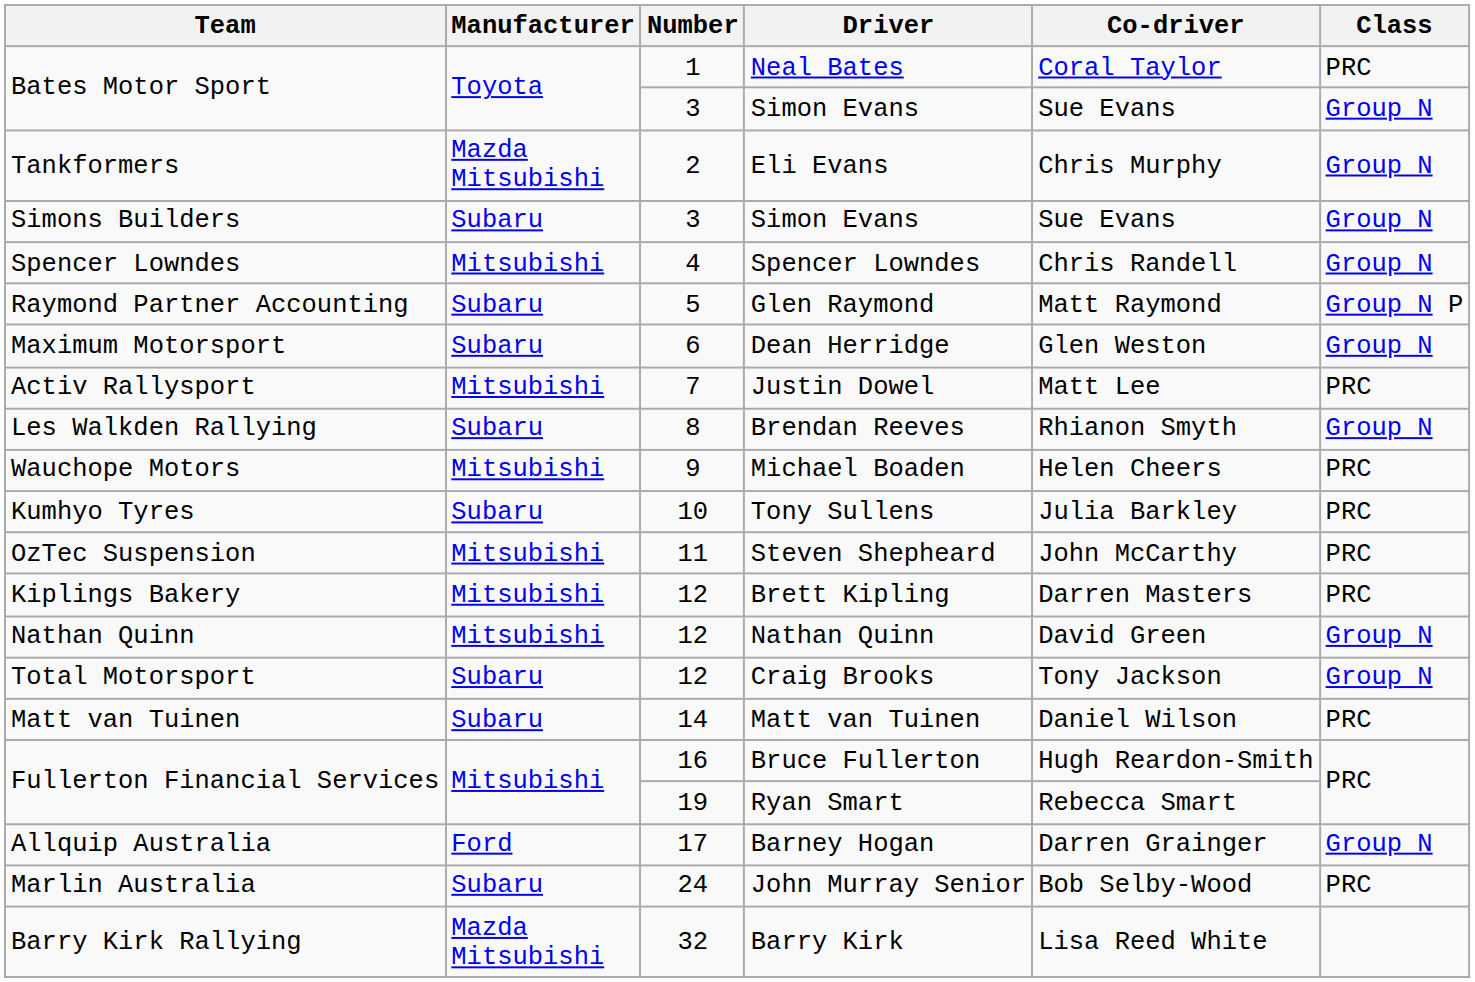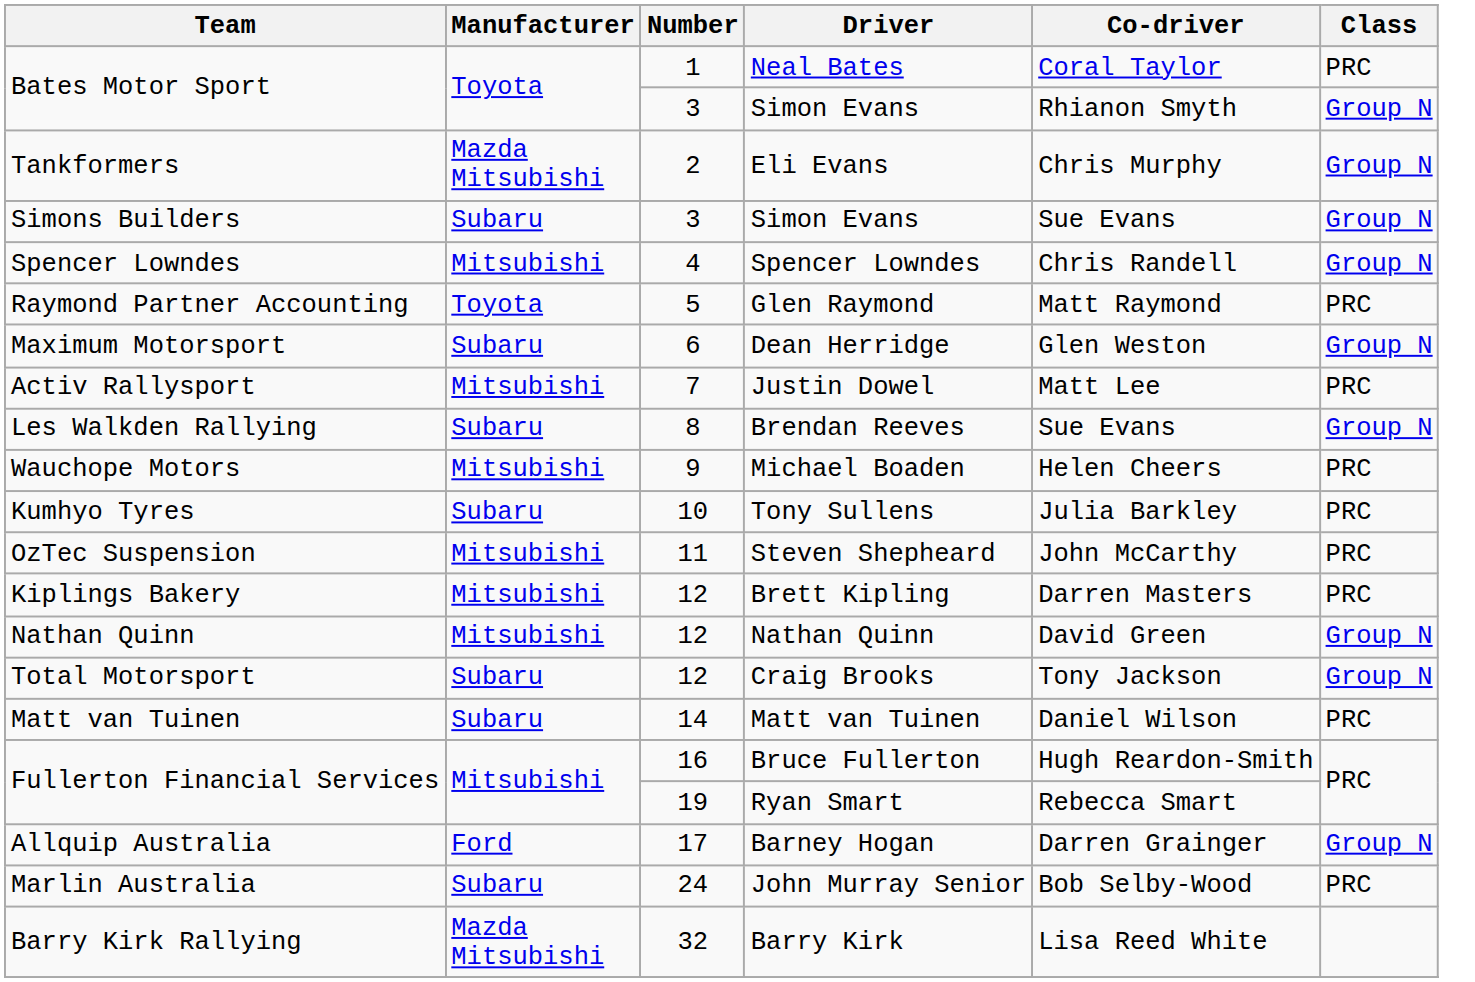(1107, 109) Sue Evans -> (1138, 109) Rhianon Smyth
(497, 304) Subaru -> (497, 304) Toyota
(1394, 304) Group N P -> (1349, 304) PRC
(1138, 429) Rhianon Smyth -> (1107, 429) Sue Evans
